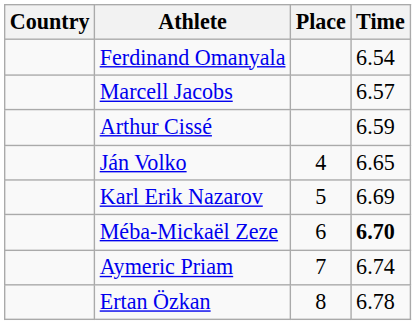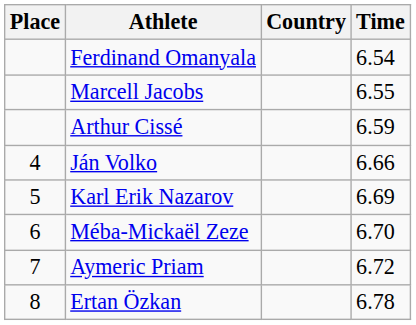columns swapped: (321, 22) <-> (50, 22)
(375, 92) 6.57 -> (375, 92) 6.55
(375, 162) 6.65 -> (375, 162) 6.66
(375, 232) bold -> (375, 232) normal
(375, 267) 6.74 -> (375, 267) 6.72
